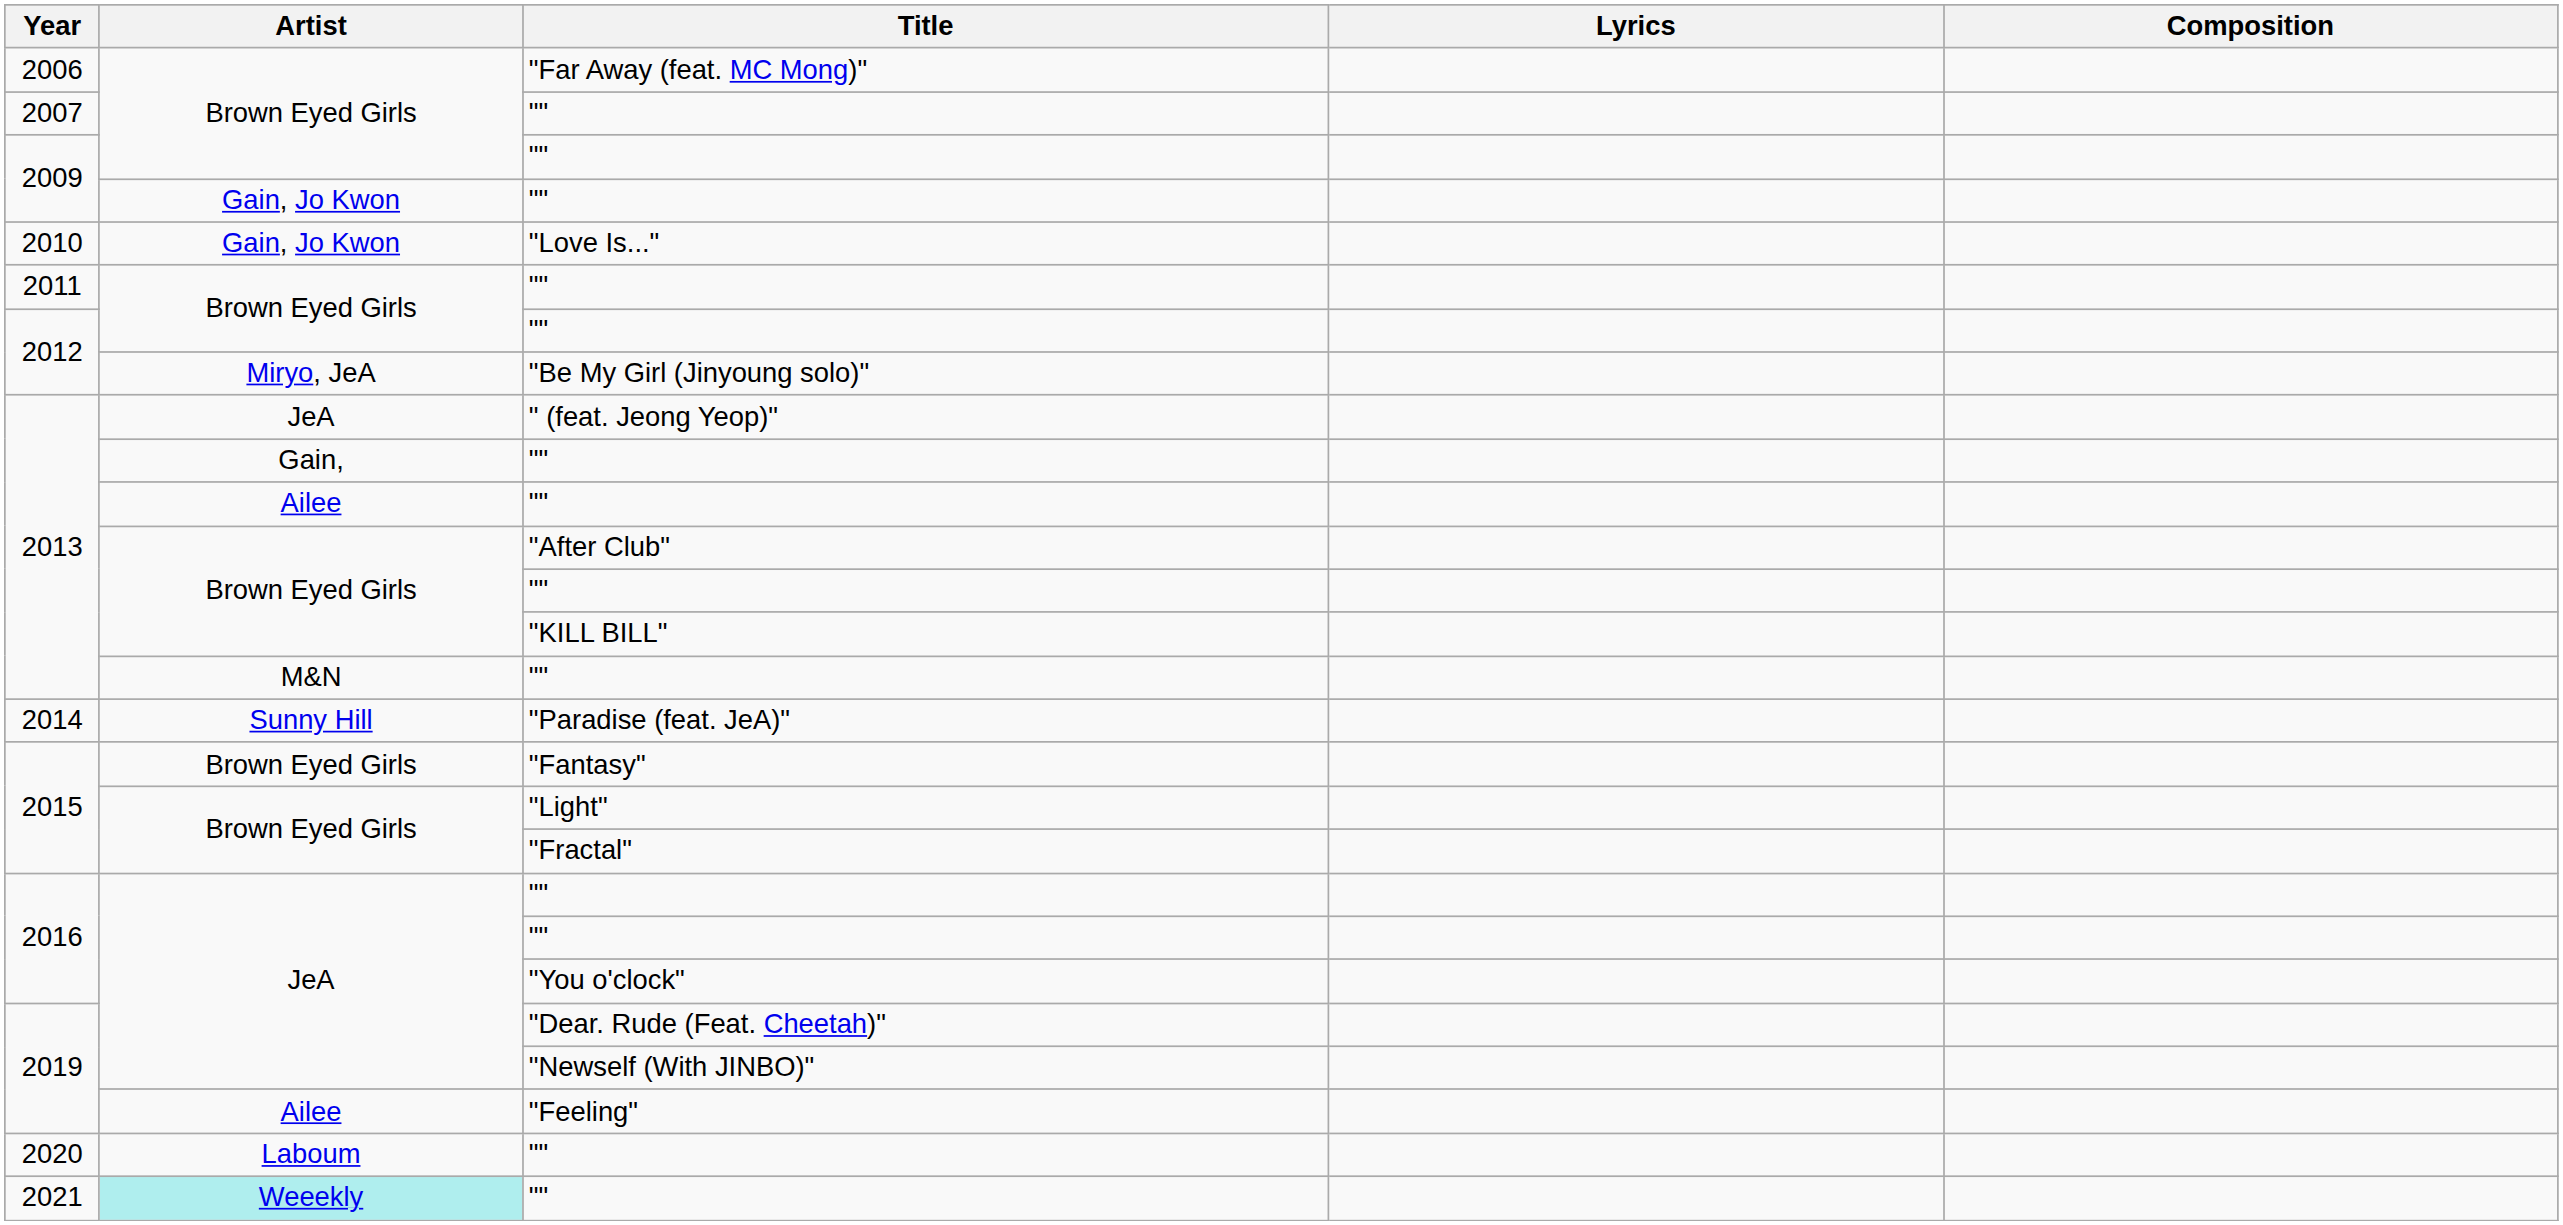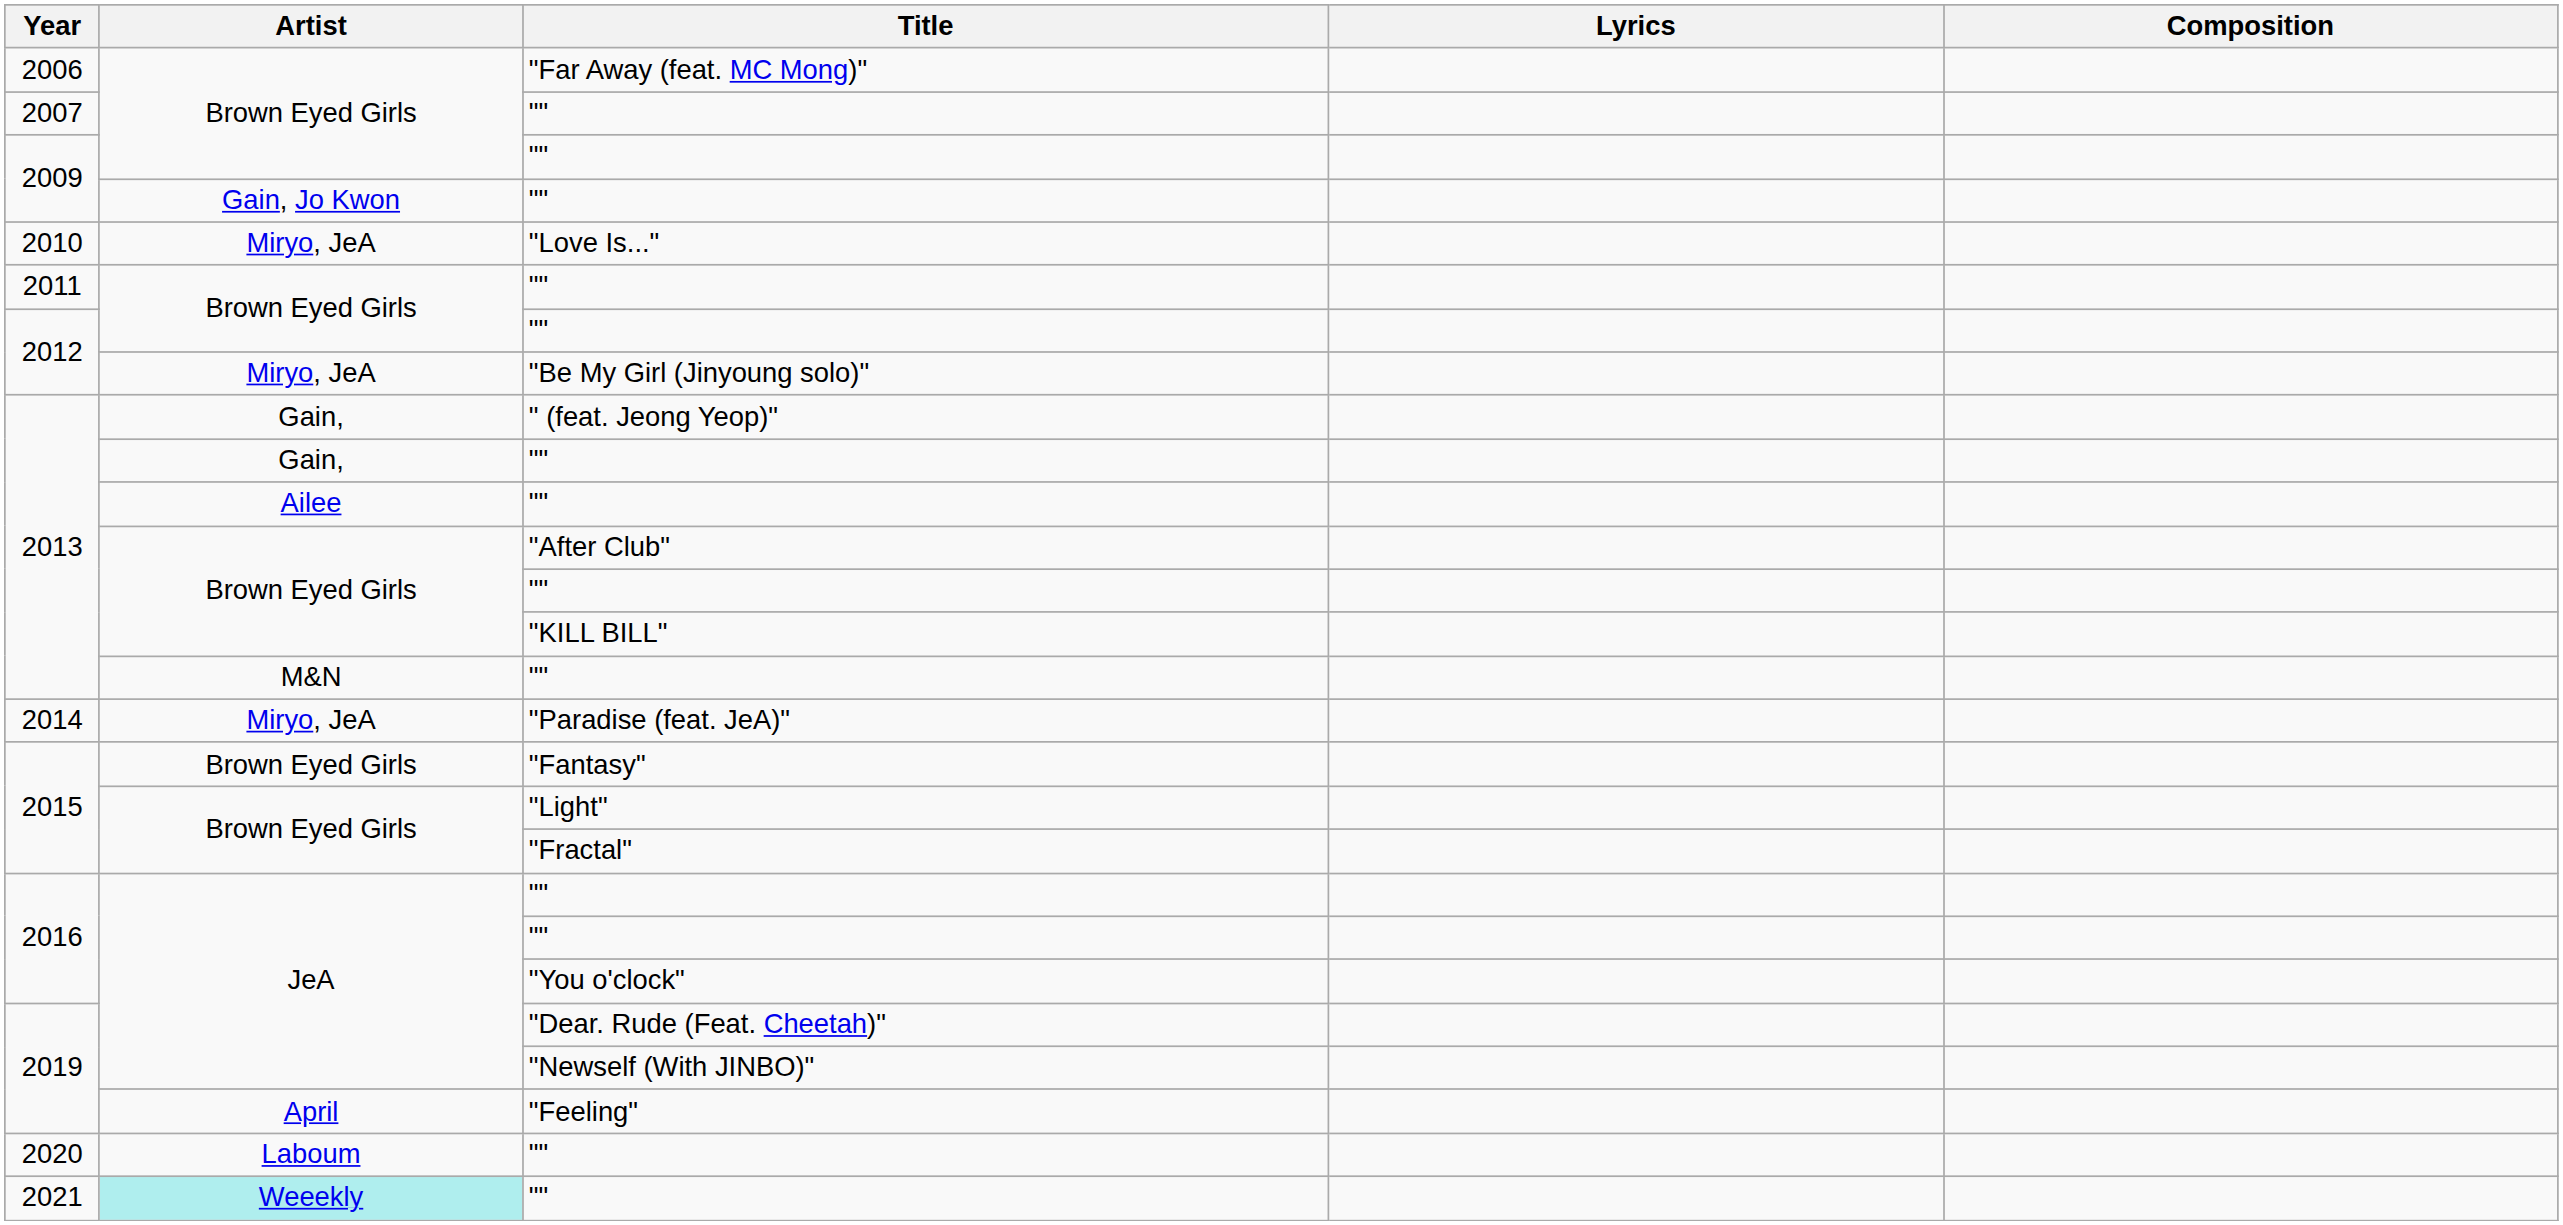(311, 243) Gain, Jo Kwon -> (311, 243) Miryo, JeA
(311, 416) JeA -> (311, 416) Gain,
(311, 720) Sunny Hill -> (311, 720) Miryo, JeA
(311, 1110) Ailee -> (311, 1110) April
